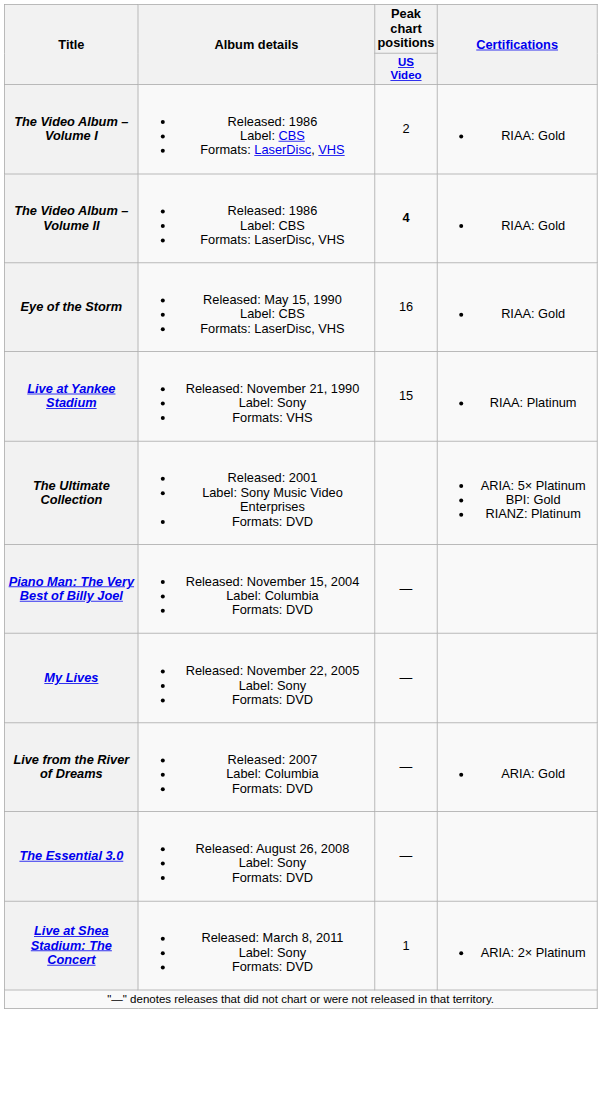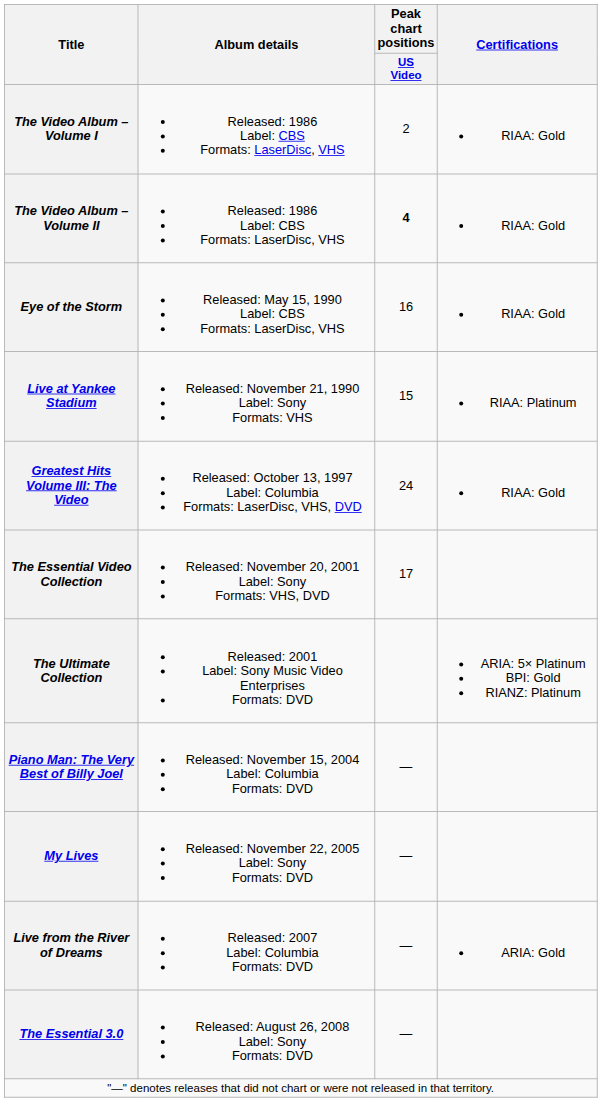+ row: (71, 485)
+ row: (71, 574)
- row: (71, 945)
